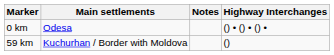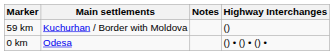rows swapped: (17, 27) <-> (20, 43)
